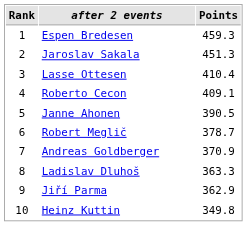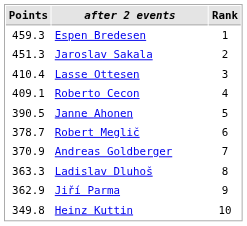columns swapped: (22, 15) <-> (218, 15)
